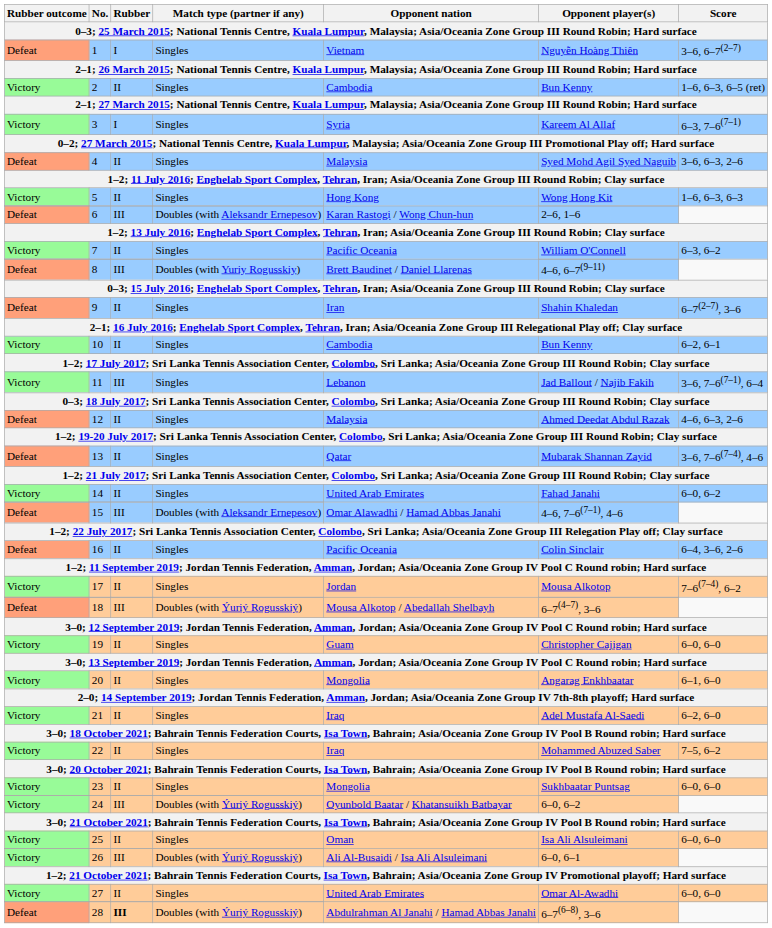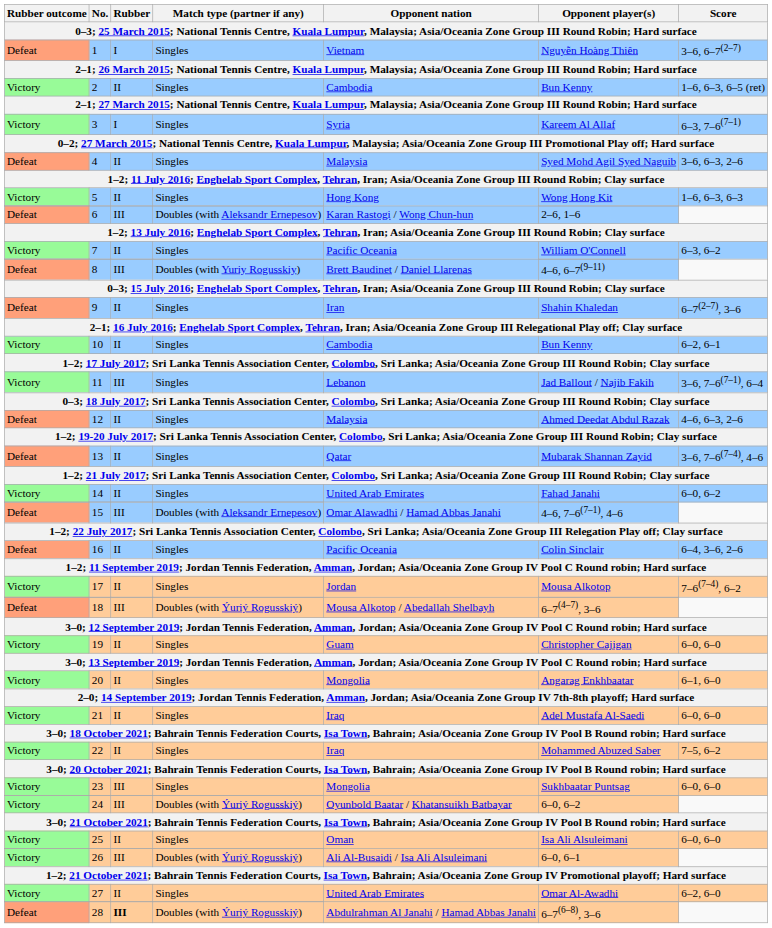(701, 715) 6–2, 6–0 -> (701, 715) 6–0, 6–0
(117, 786) II -> (119, 786) III
(701, 893) 6–0, 6–0 -> (701, 893) 6–2, 6–0
